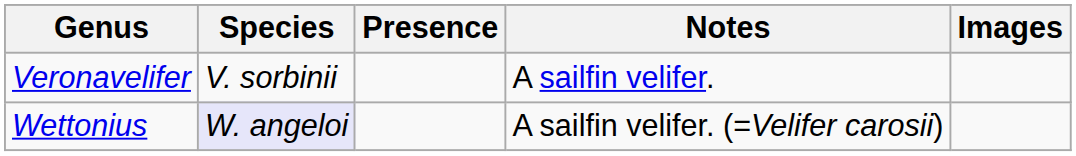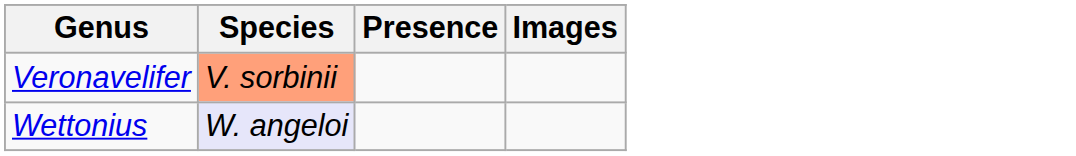- column: (728, 28)
(271, 77) no background -> (271, 77) lightsalmon background
